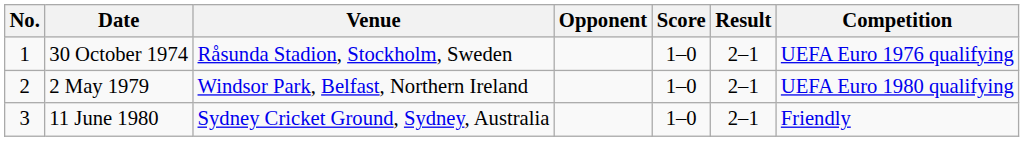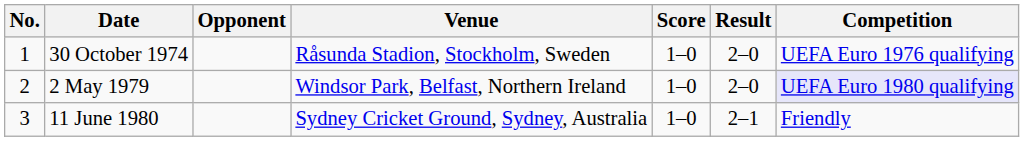columns swapped: (373, 20) <-> (603, 20)
(743, 53) 2–1 -> (743, 53) 2–0
(743, 86) 2–1 -> (743, 86) 2–0
(897, 86) no background -> (897, 86) lavender background
